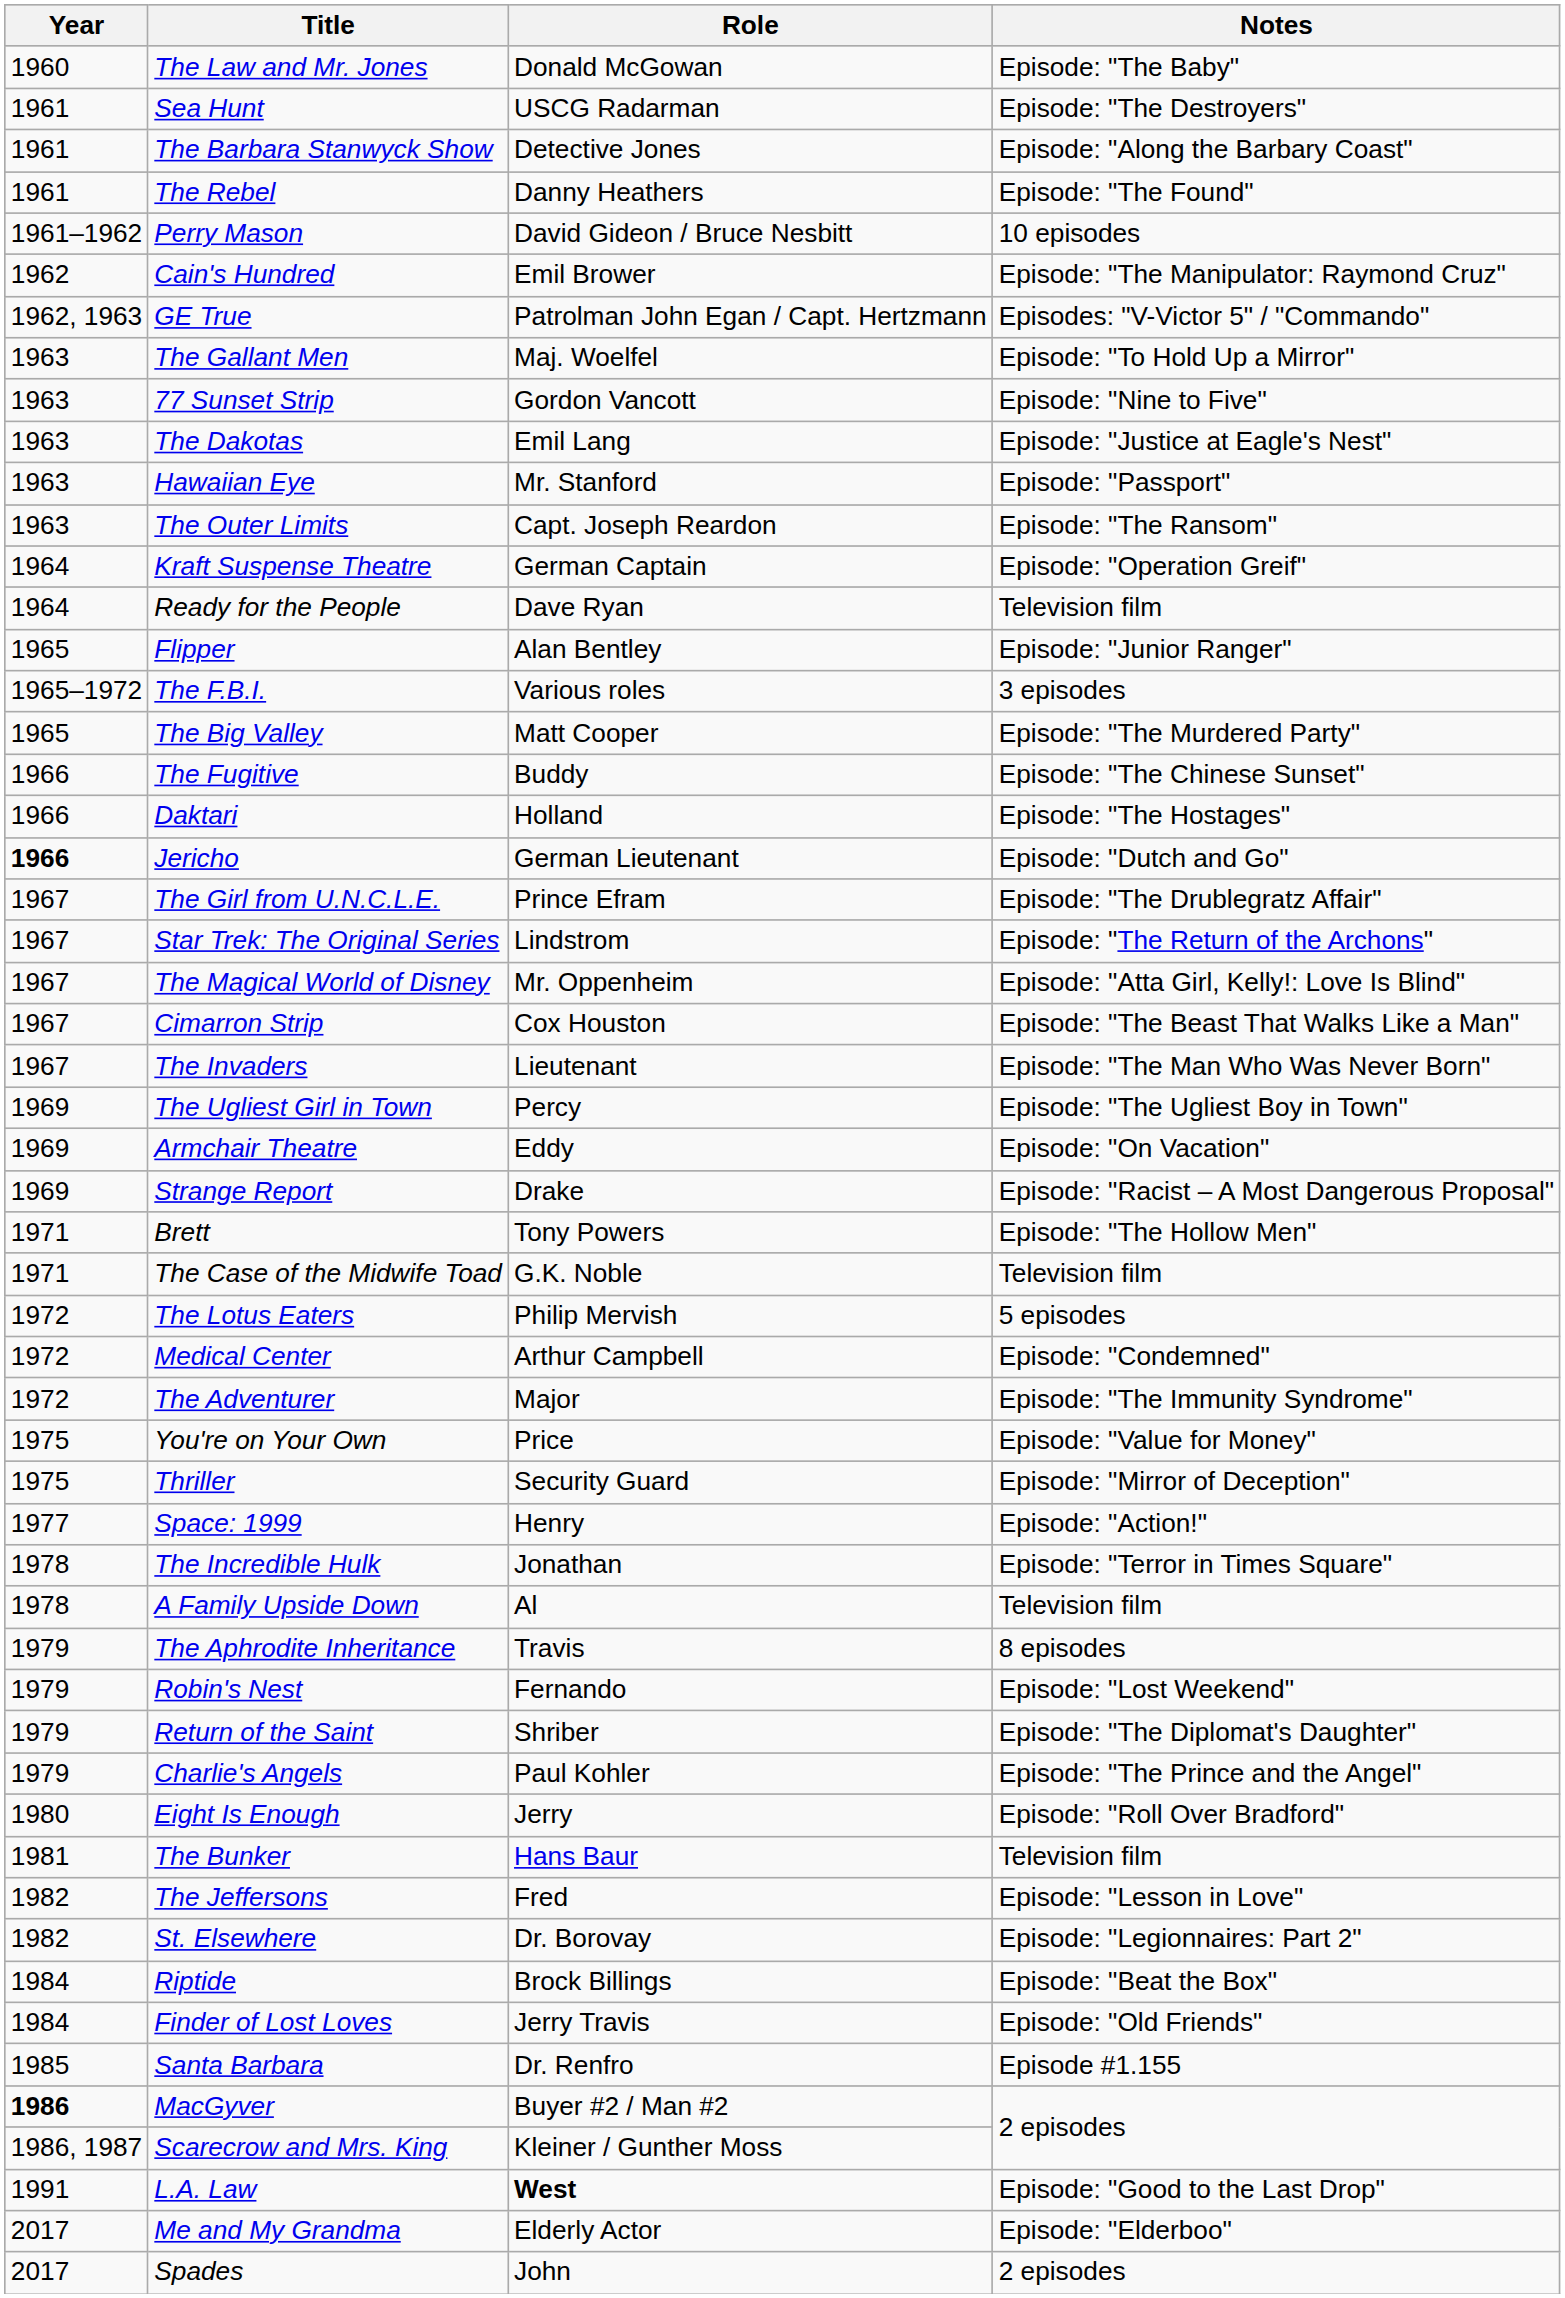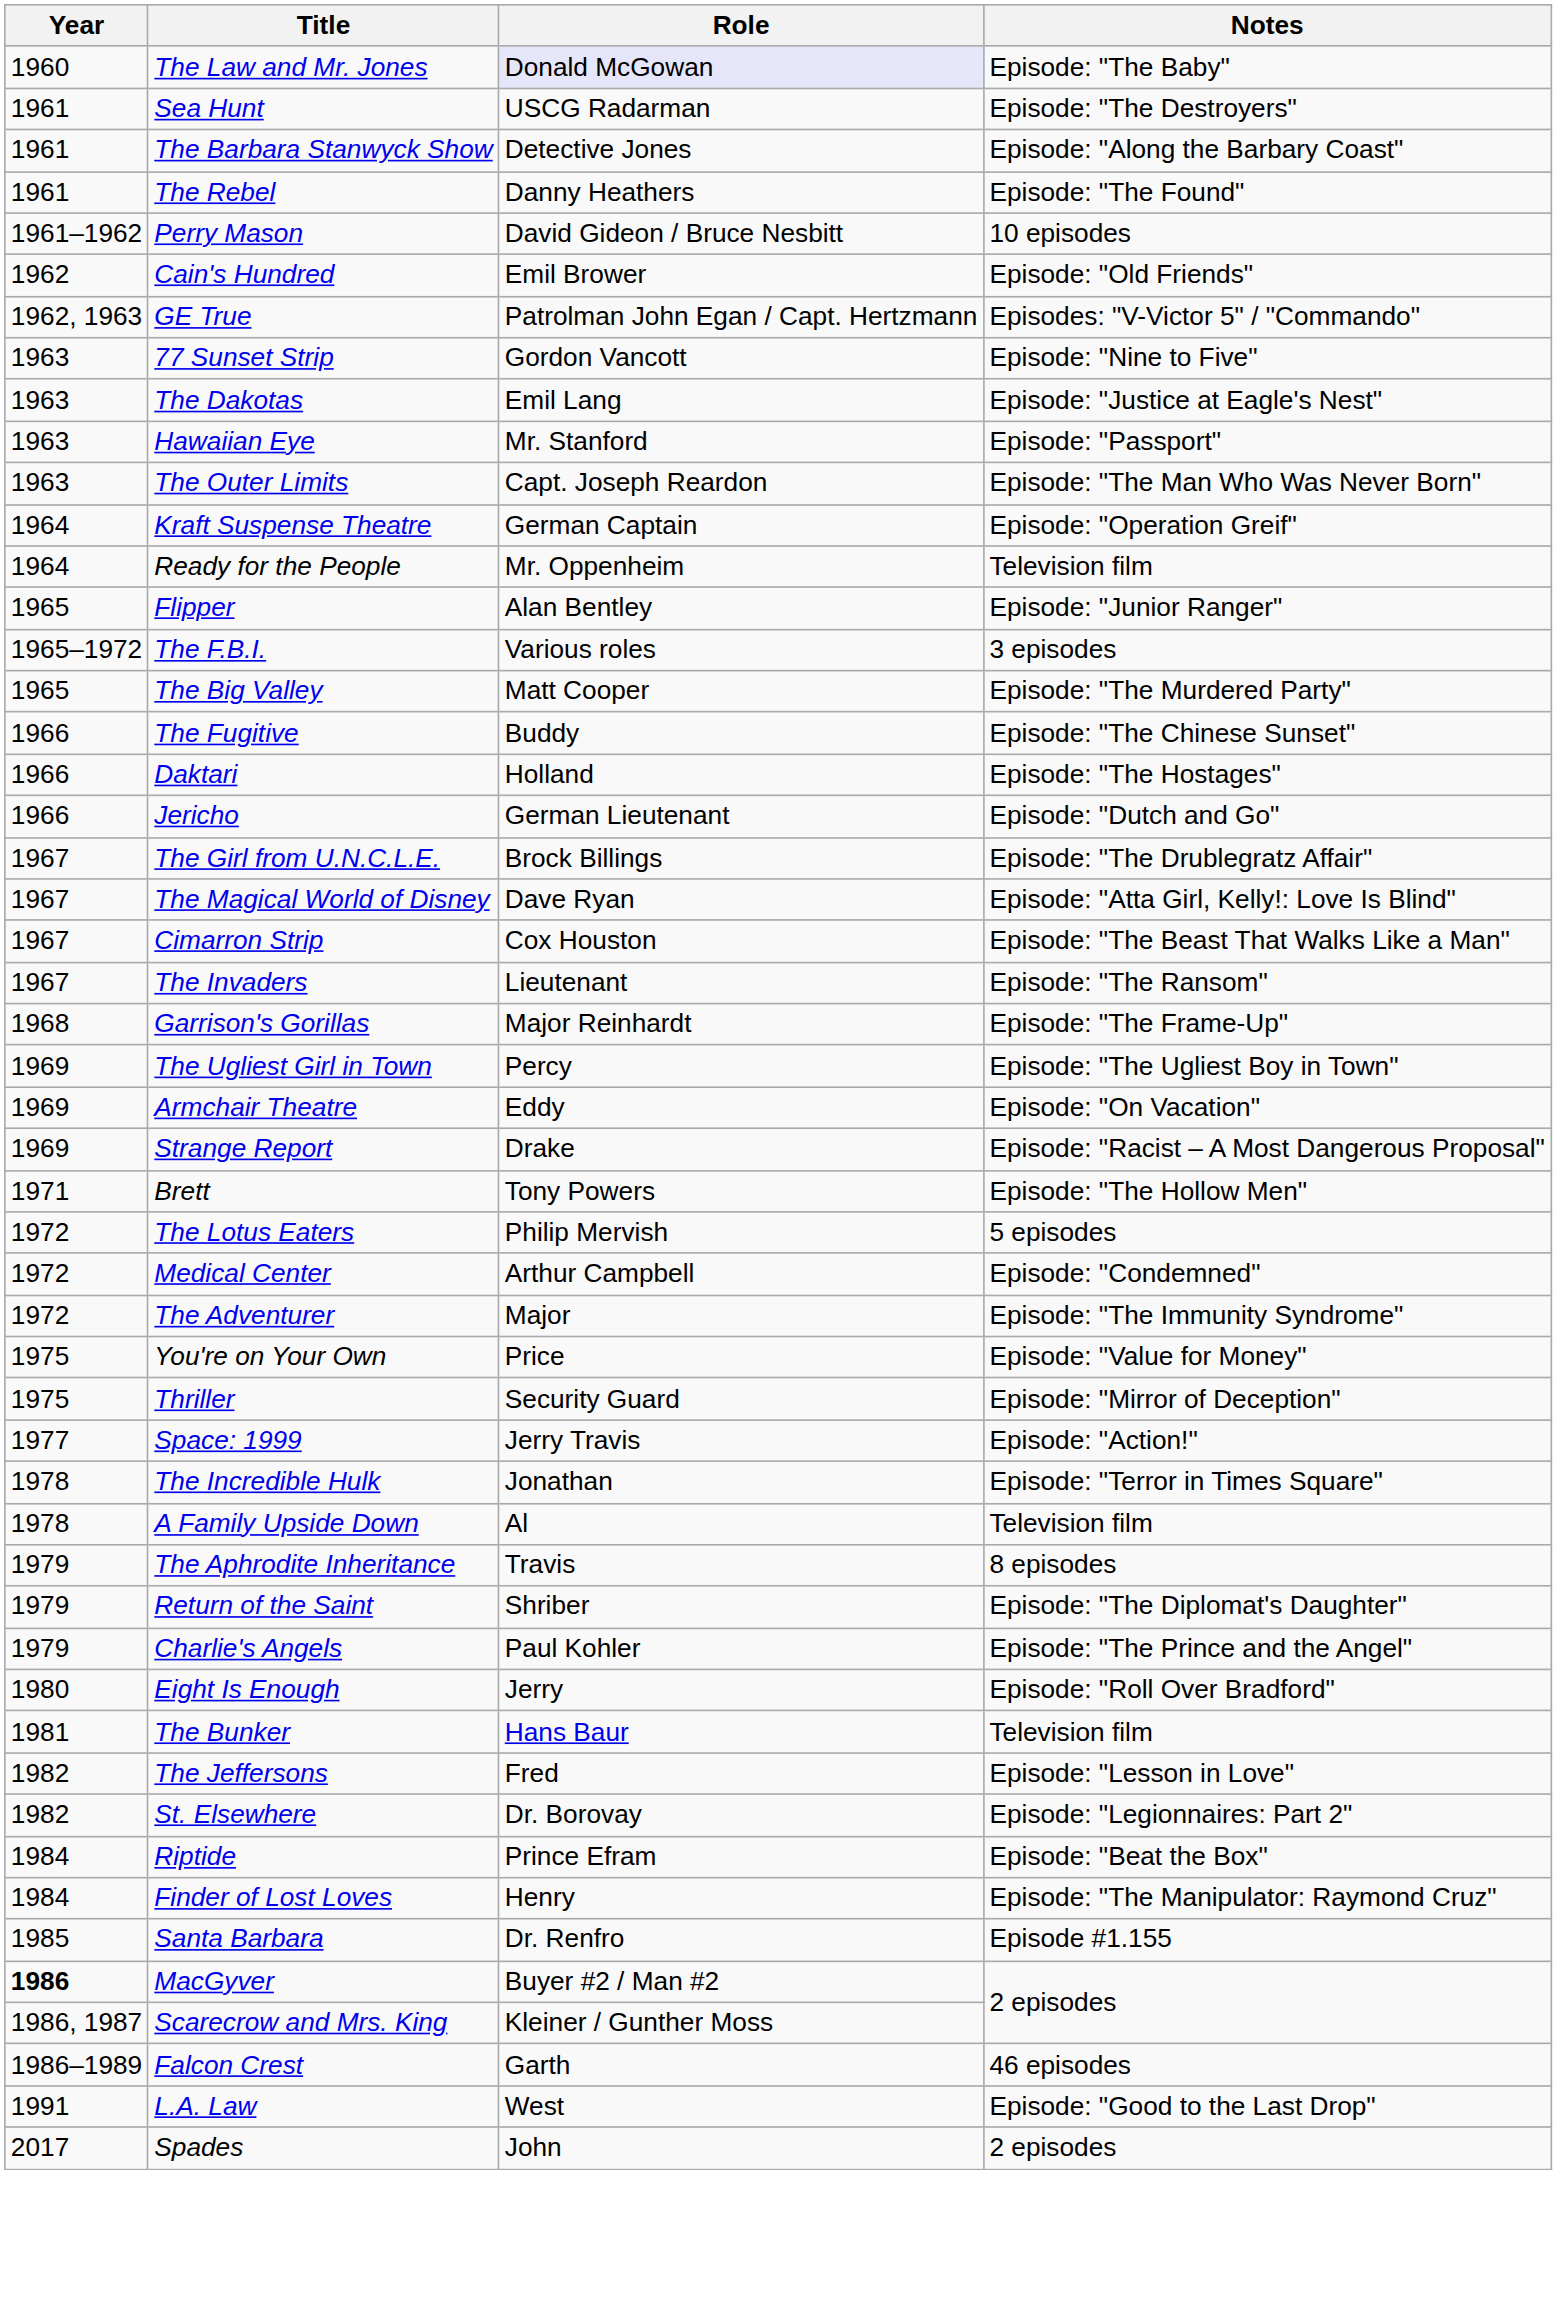(618, 66) no background -> (609, 66) lavender background
(1252, 274) Episode: "The Manipulator: Raymond Cruz" -> (1121, 274) Episode: "Old Friends"
- row: (251, 358)
(1138, 524) Episode: "The Ransom" -> (1235, 483) Episode: "The Man Who Was Never Born"
(579, 607) Dave Ryan -> (594, 566) Mr. Oppenheim
(40, 857) bold -> (40, 815) normal
(590, 899) Prince Efram -> (584, 857) Brock Billings
- row: (327, 940)
(604, 982) Mr. Oppenheim -> (570, 899) Dave Ryan
(1245, 1065) Episode: "The Man Who Was Never Born" -> (1129, 982) Episode: "The Ransom"
+ row: (262, 1024)
- row: (328, 1273)
(549, 1523) Henry -> (573, 1440) Jerry Travis
- row: (228, 1689)
(593, 1981) Brock Billings -> (581, 1856) Prince Efram
(582, 2022) Jerry Travis -> (540, 1897) Henry
(1131, 2022) Episode: "Old Friends" -> (1243, 1897) Episode: "The Manipulator: Raymond Cruz"
+ row: (229, 2064)
(545, 2189) bold -> (534, 2106) normal
- row: (278, 2230)
